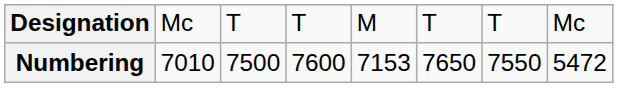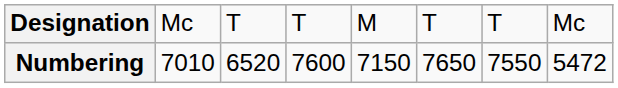(253, 62) 7500 -> (253, 62) 6520
(384, 62) 7153 -> (384, 62) 7150
